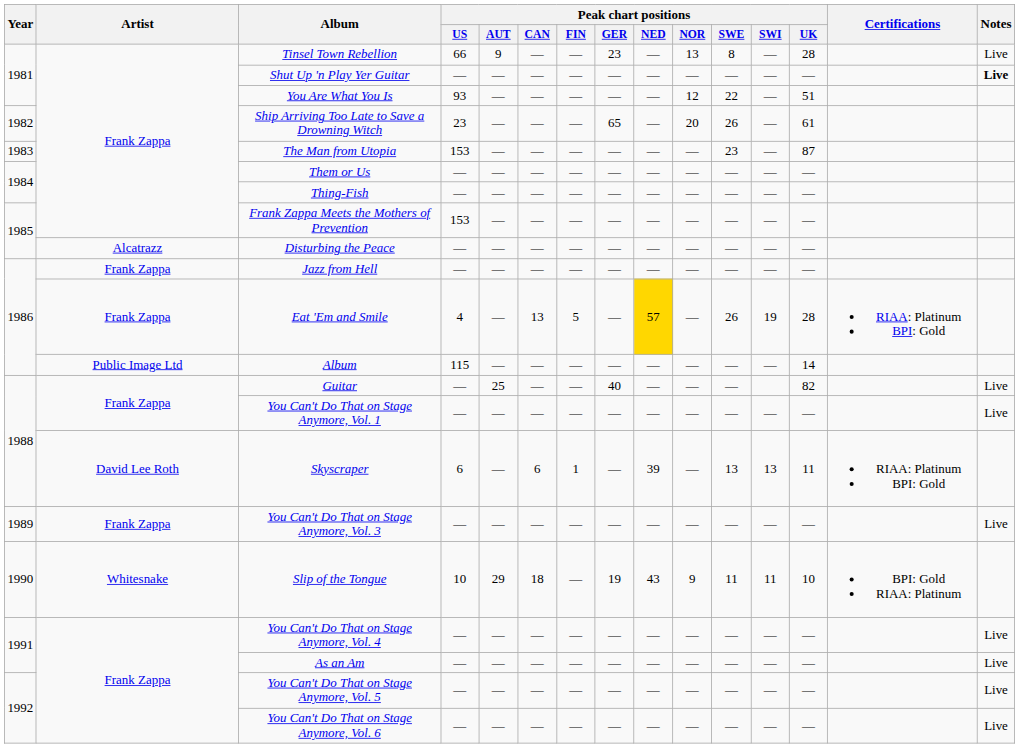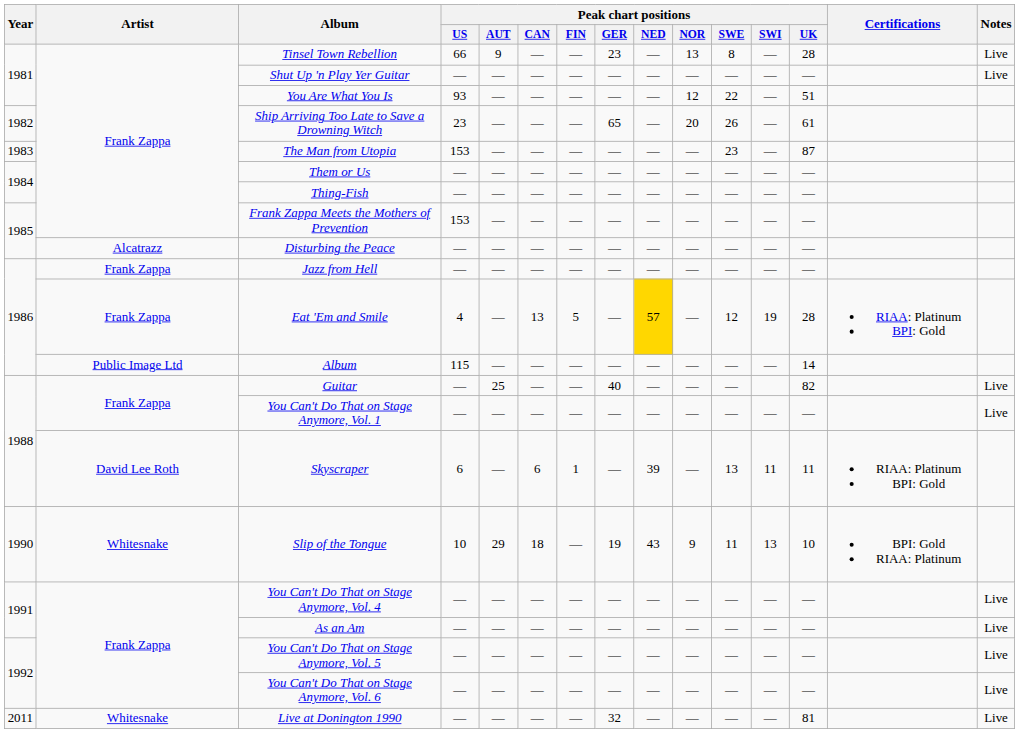(996, 75) bold -> (996, 75) normal
(731, 316) 26 -> (731, 316) 12
(770, 468) 13 -> (770, 468) 11
- row: (340, 524)
(770, 579) 11 -> (770, 544) 13
+ row: (340, 718)
